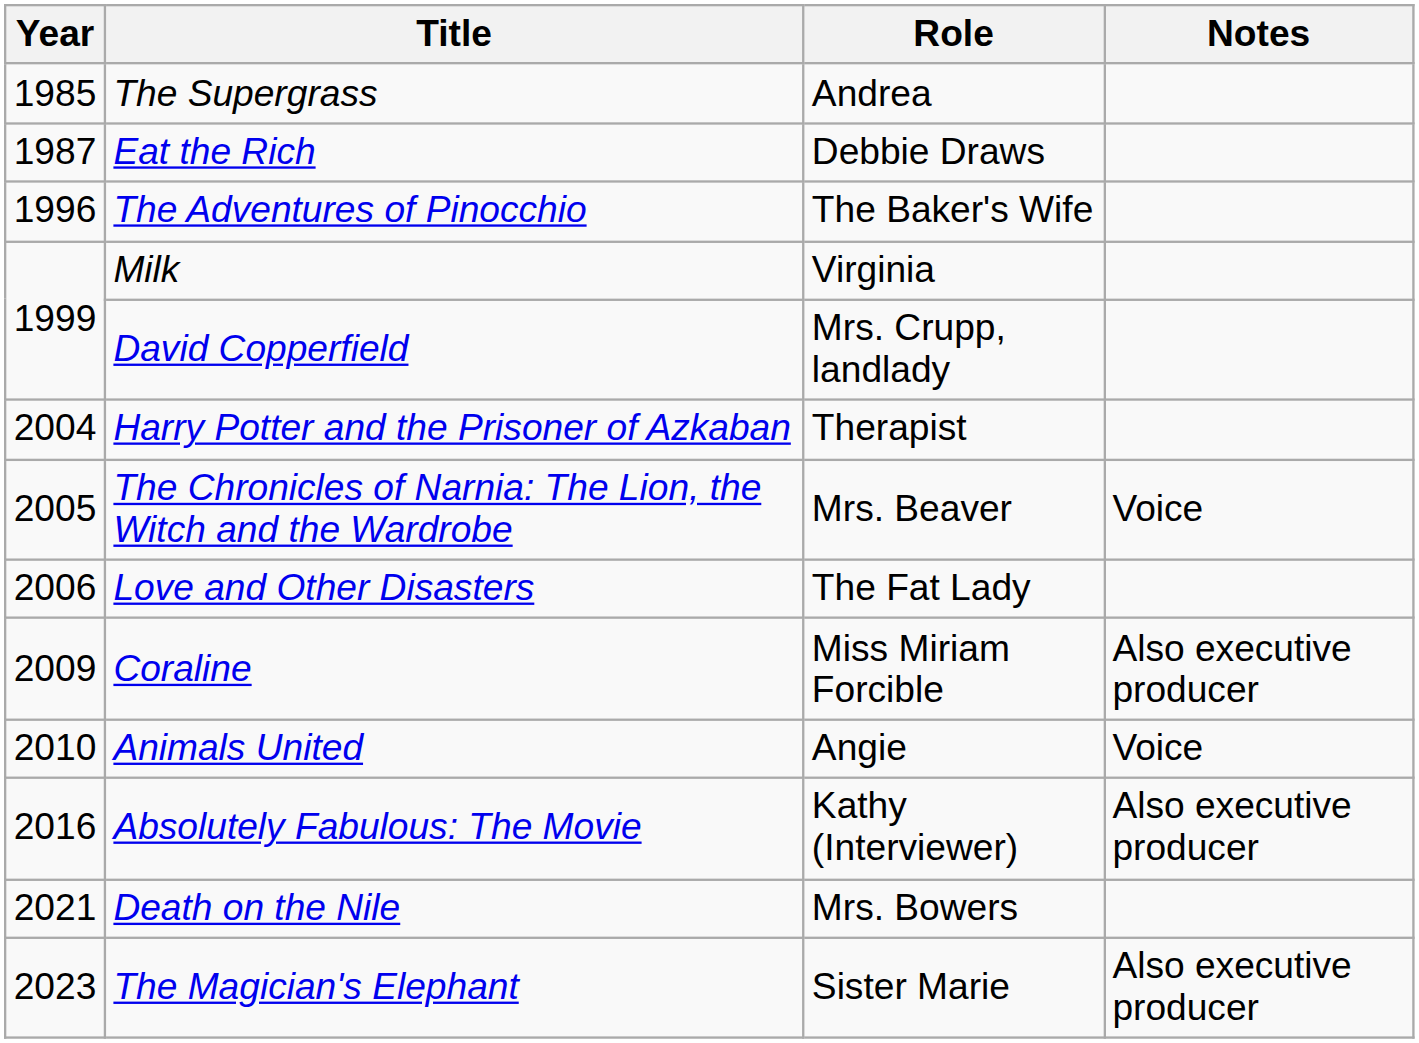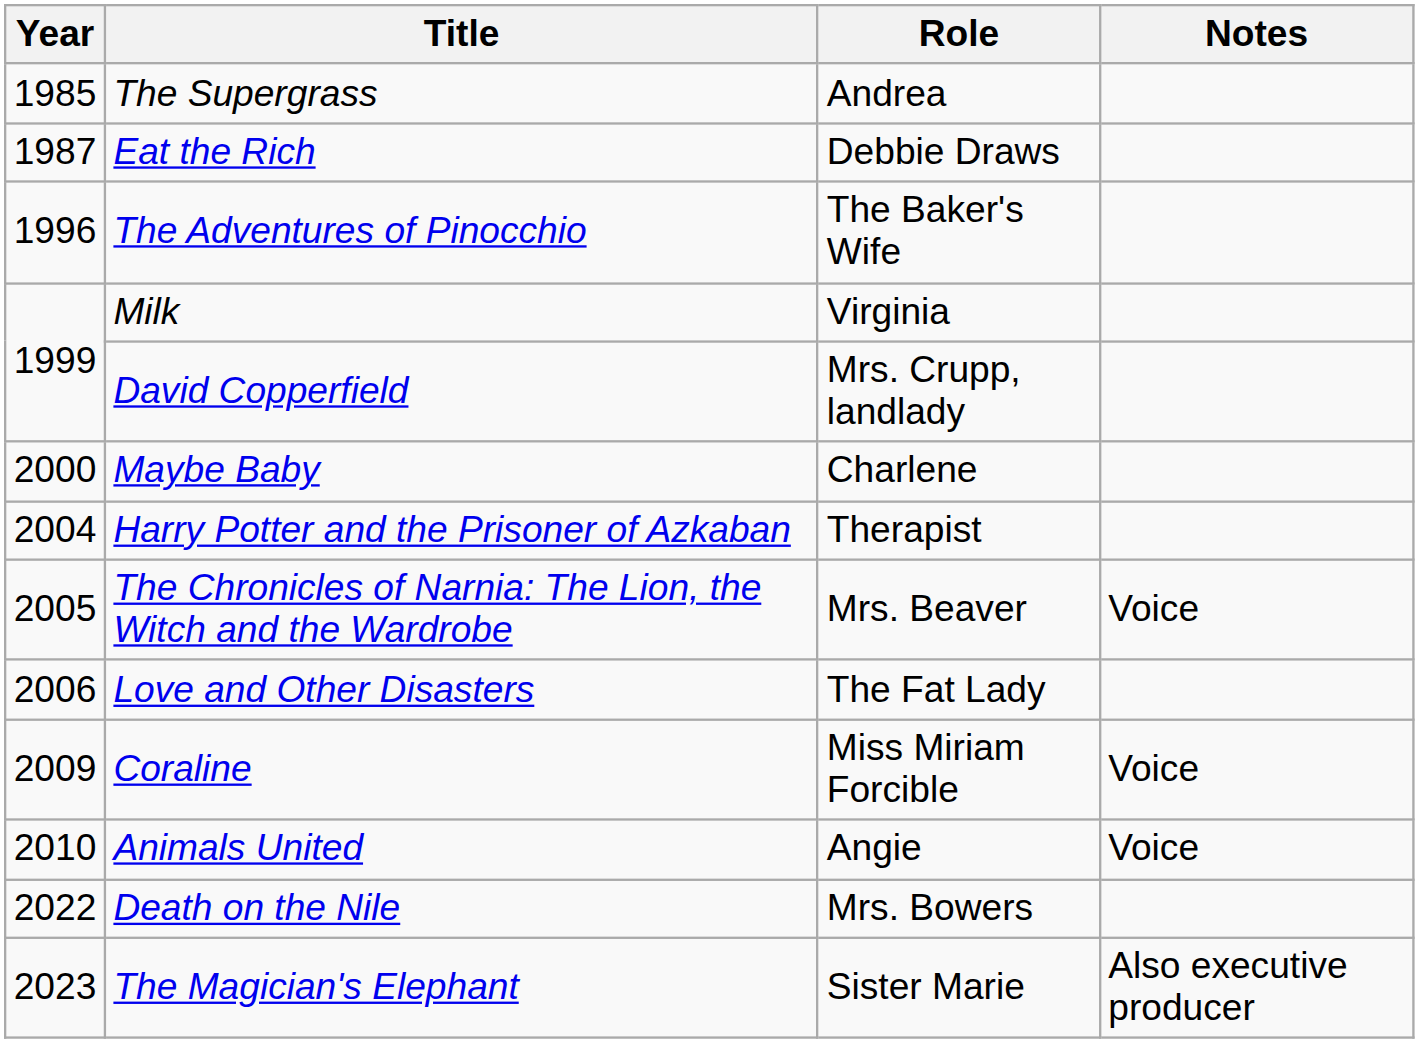+ row: (217, 470)
(1232, 668) Also executive producer -> (1154, 768) Voice
- row: (378, 827)
(55, 907) 2021 -> (55, 907) 2022
